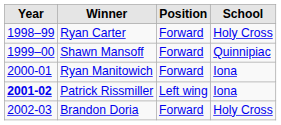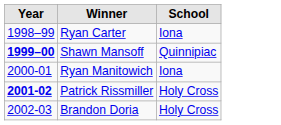- column: (183, 14)
(243, 33) Holy Cross -> (171, 33) Iona
(31, 52) normal -> (31, 52) bold
(225, 91) Iona -> (189, 91) Holy Cross
